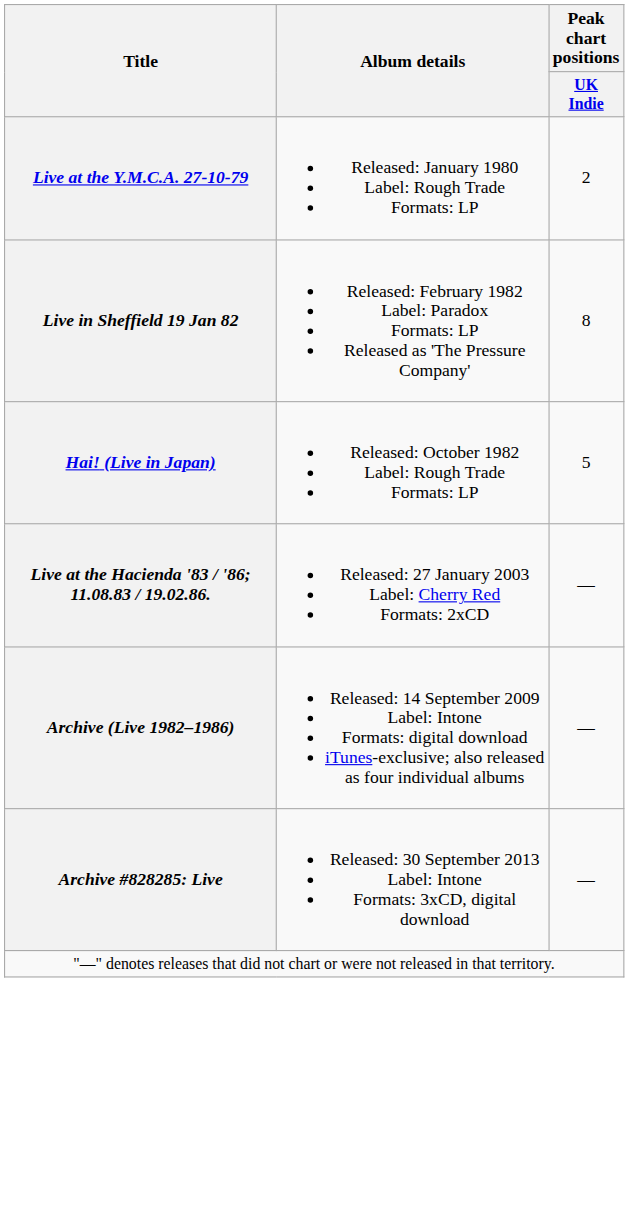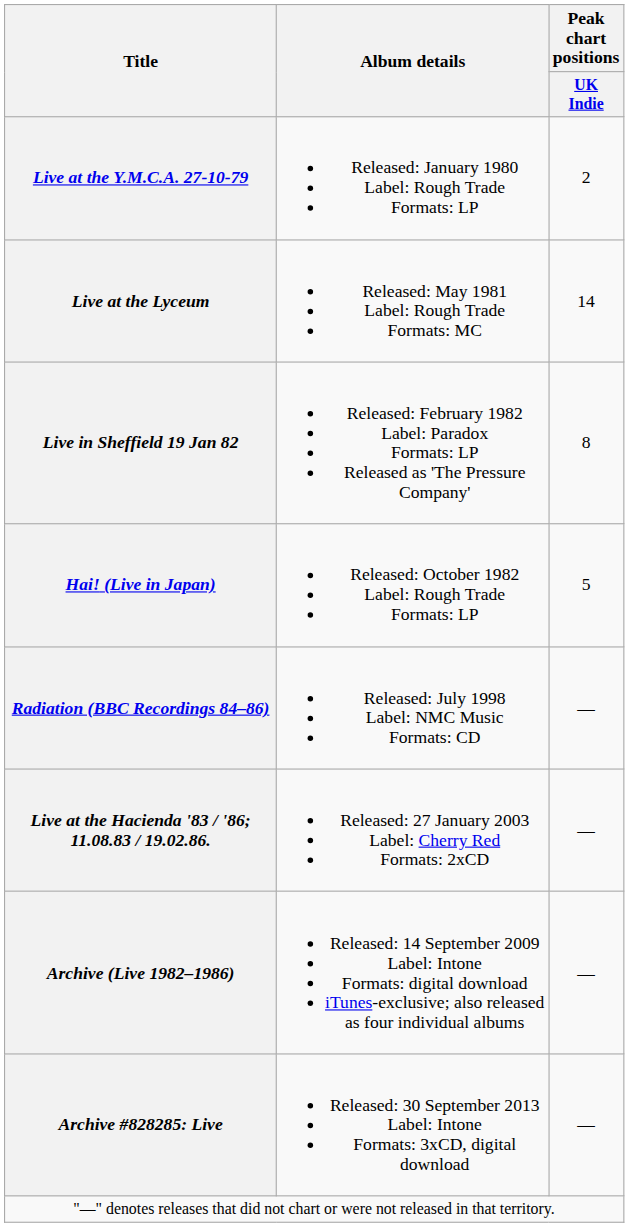+ row: (141, 300)
+ row: (141, 707)
